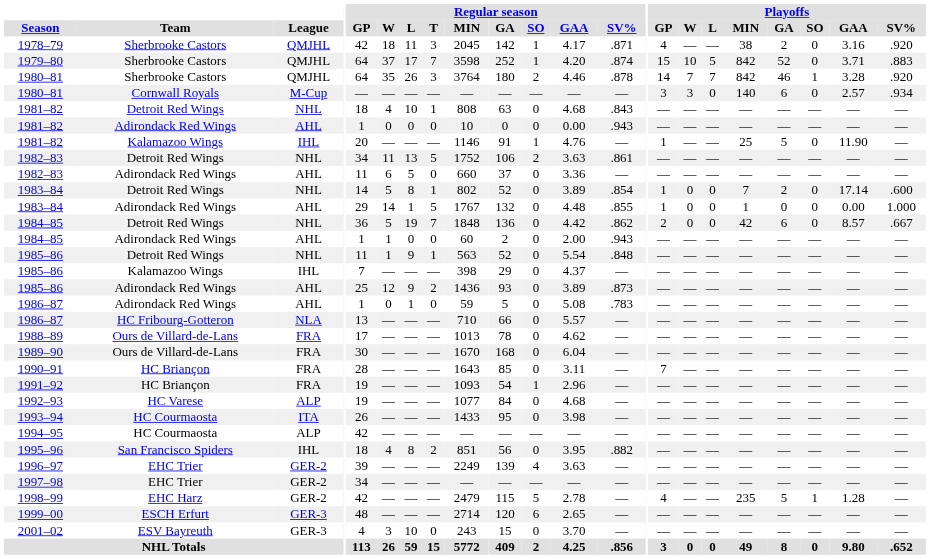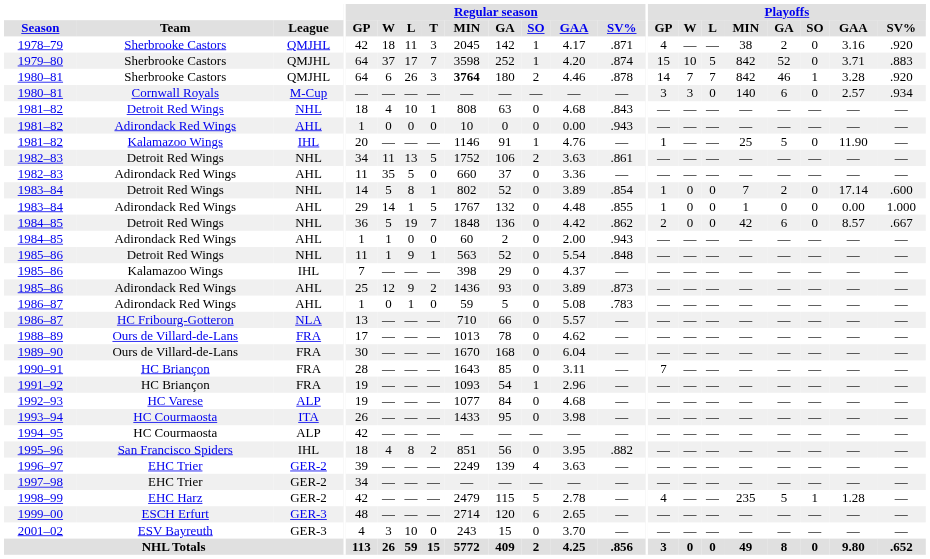(388, 76) 35 -> (388, 76) 6
(467, 76) normal -> (467, 76) bold
(388, 174) 6 -> (388, 174) 35
